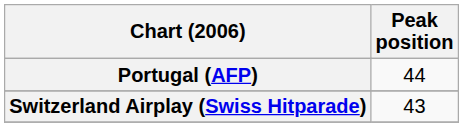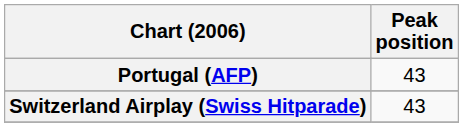(414, 74) 44 -> (414, 74) 43
